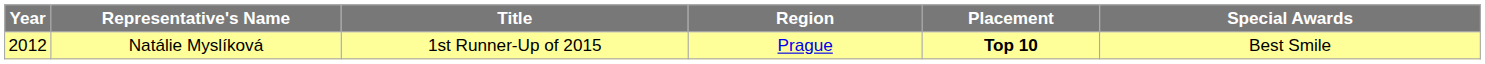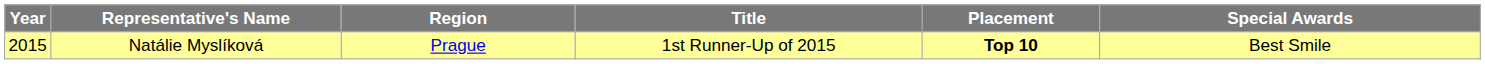columns swapped: (805, 18) <-> (515, 18)
(28, 46) 2012 -> (28, 46) 2015
